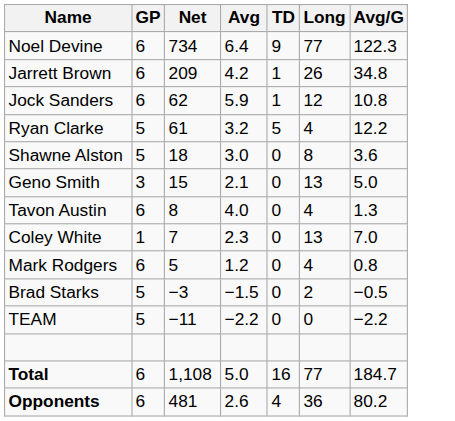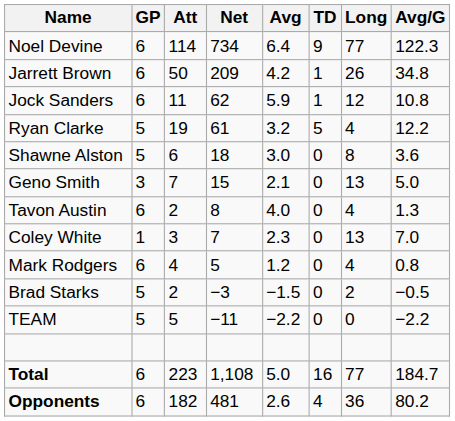+ column: (185, 18)
